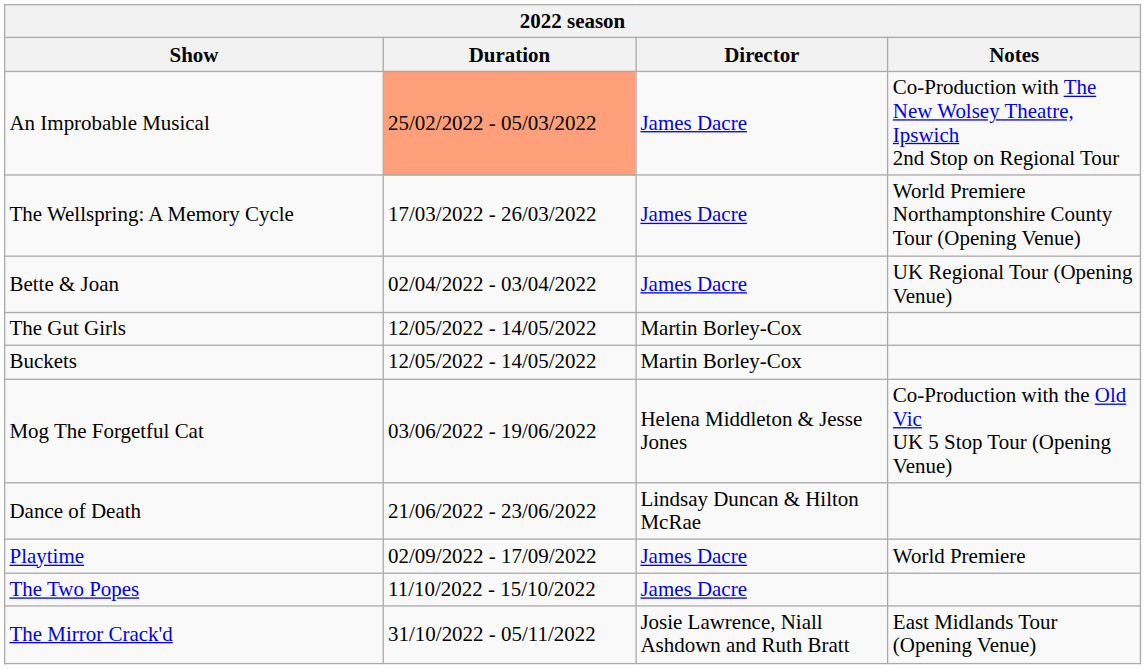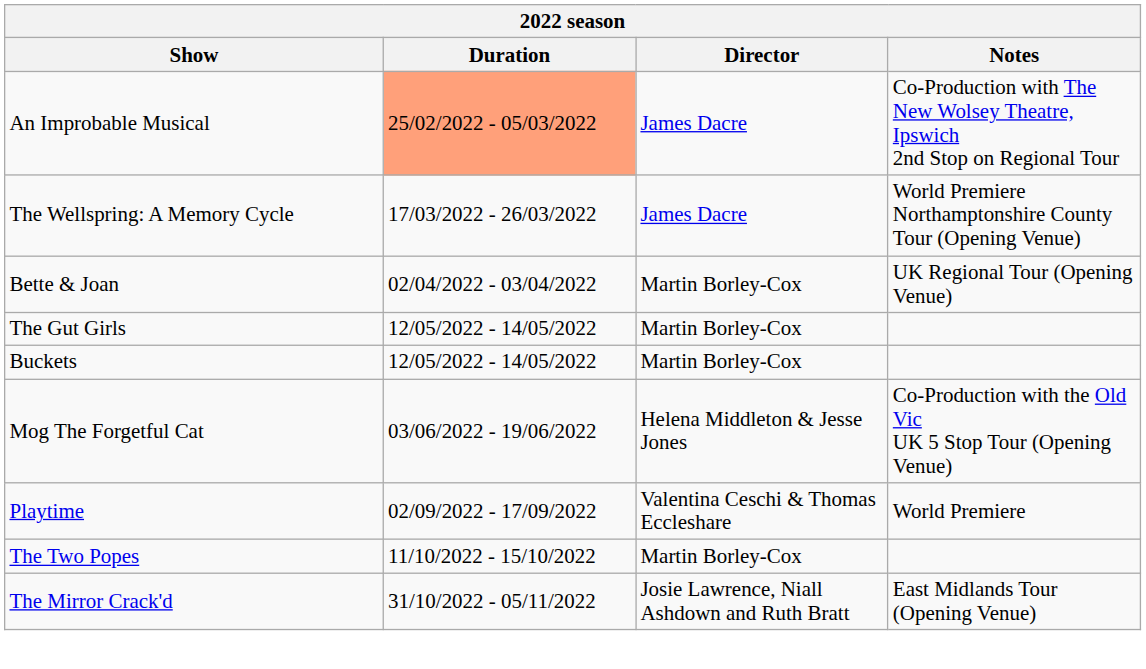(694, 283) James Dacre -> (721, 283) Martin Borley-Cox
- row: (75, 511)
(694, 556) James Dacre -> (758, 511) Valentina Ceschi & Thomas Eccleshare
(694, 589) James Dacre -> (721, 556) Martin Borley-Cox
